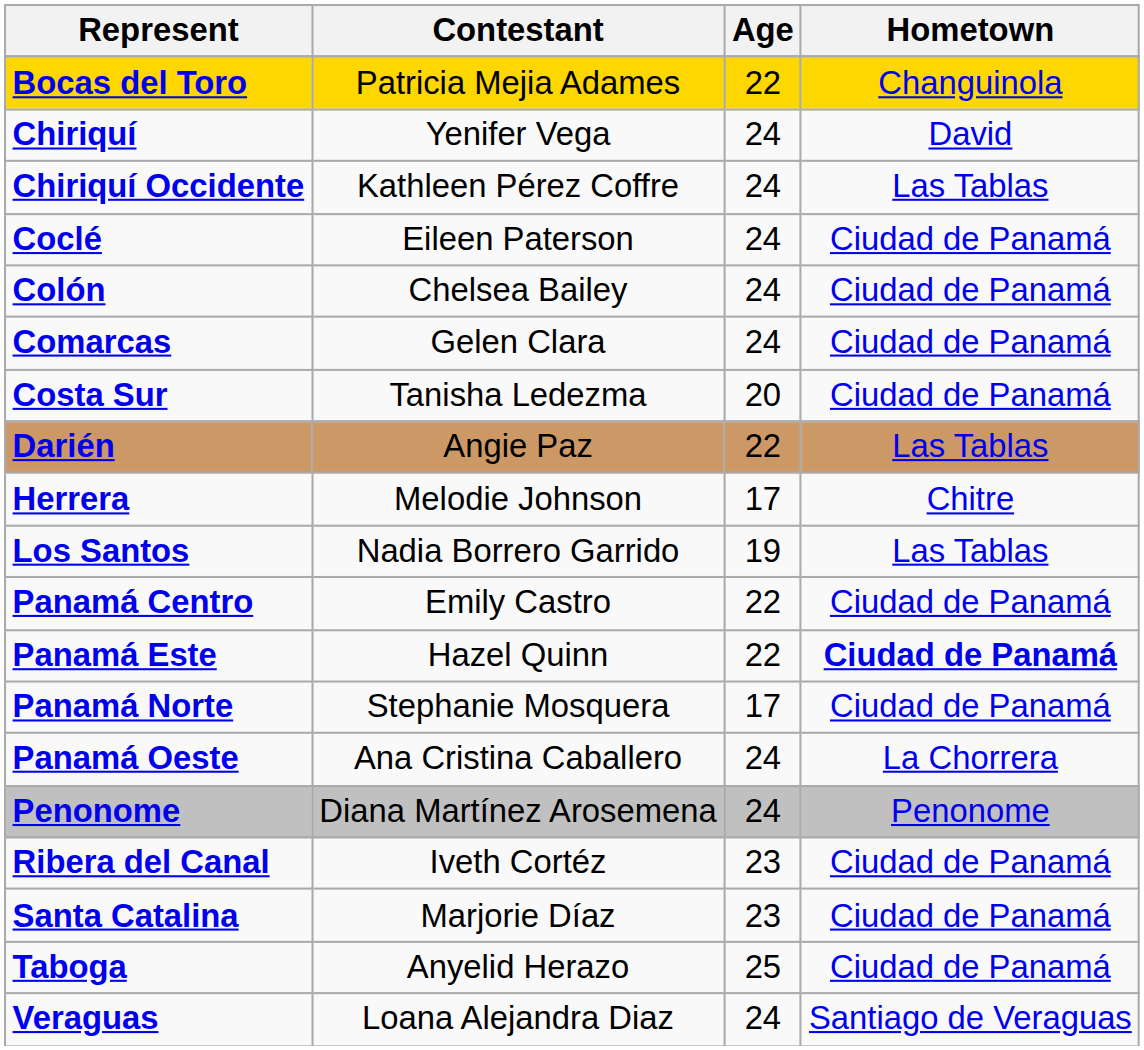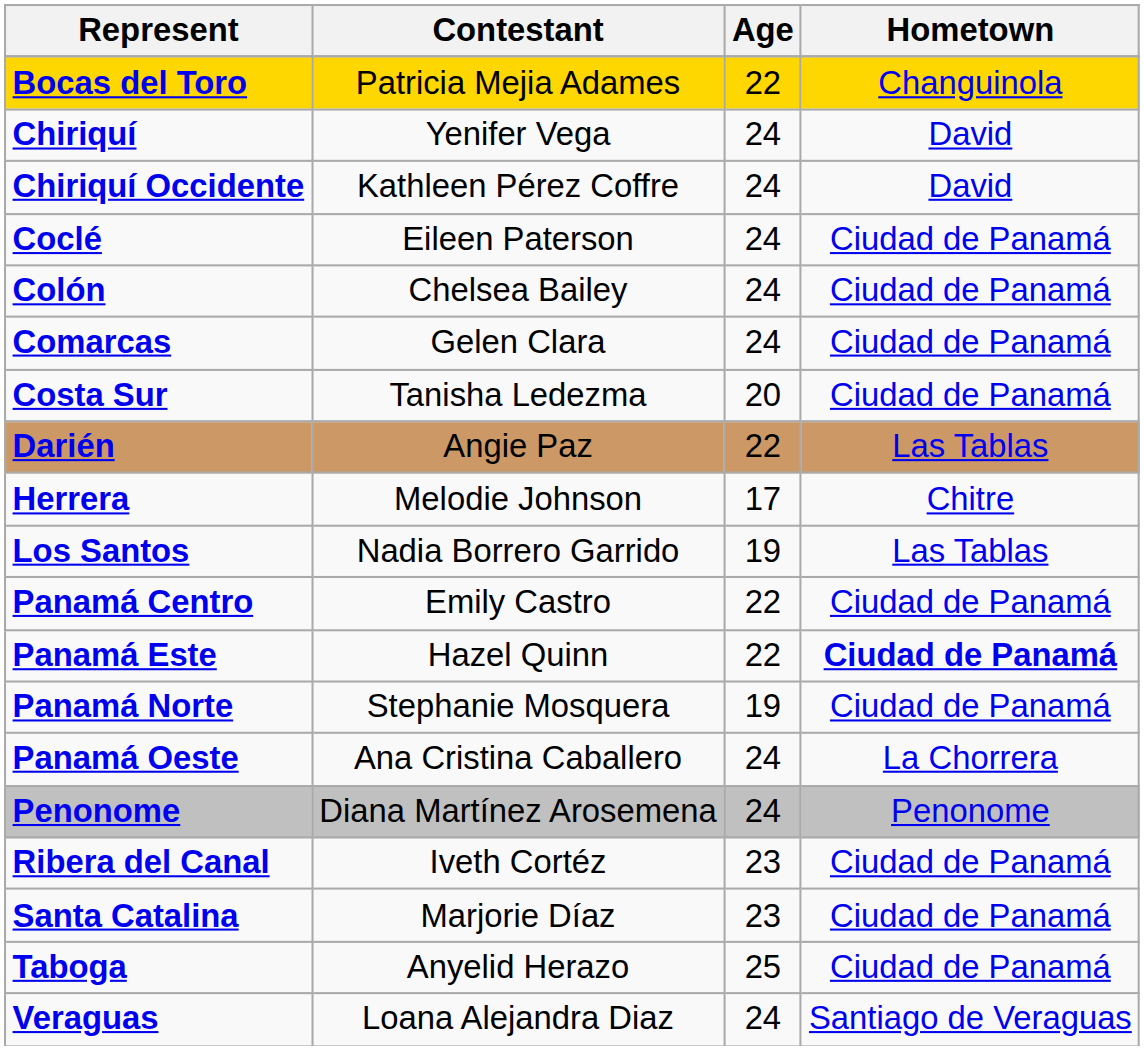(970, 186) Las Tablas -> (970, 186) David
(763, 706) 17 -> (763, 706) 19
